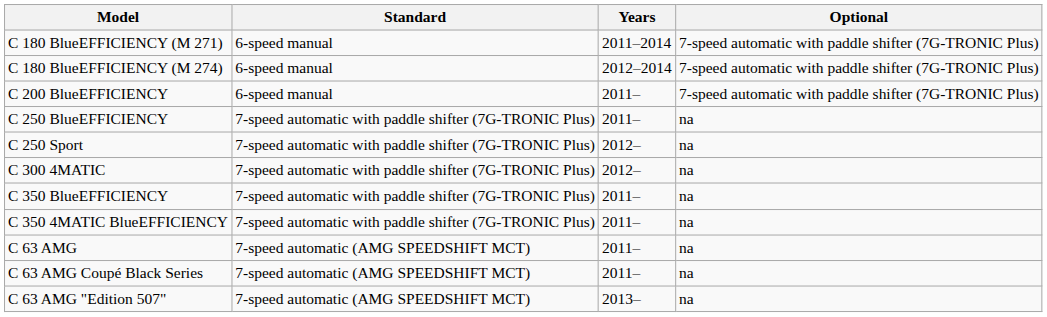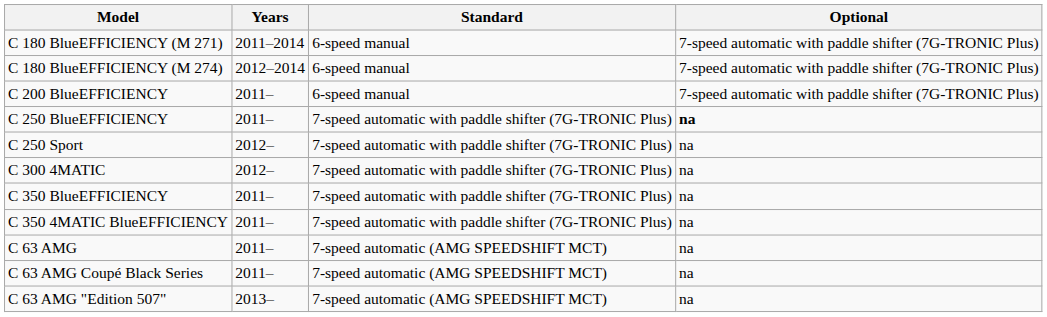columns swapped: (637, 17) <-> (415, 17)
(686, 119) normal -> (687, 119) bold
